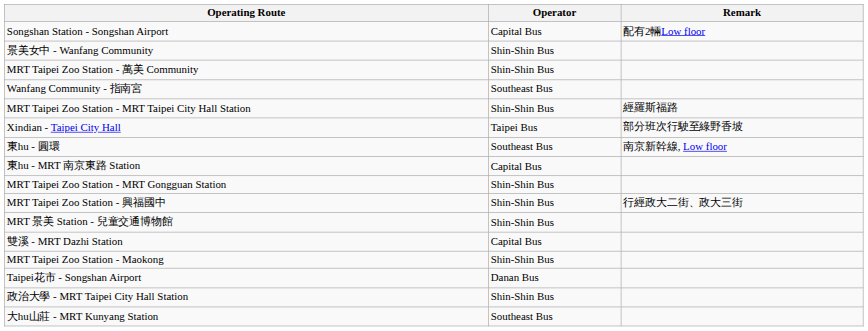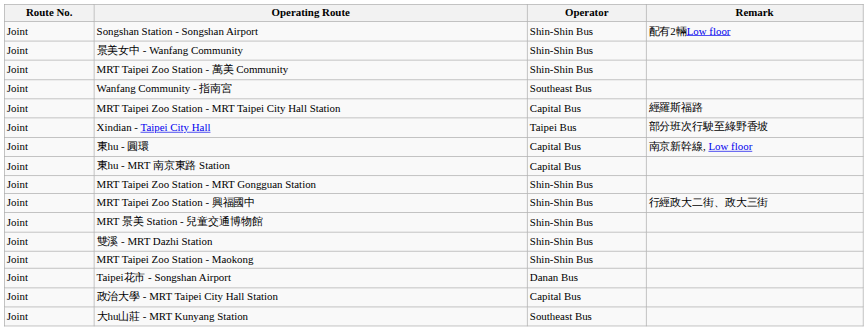+ column: (49, 13)
(516, 31) Capital Bus -> (561, 31) Shin-Shin Bus
(522, 108) Shin-Shin Bus -> (555, 108) Capital Bus
(522, 147) Southeast Bus -> (555, 147) Capital Bus
(516, 241) Capital Bus -> (561, 241) Shin-Shin Bus
(522, 297) Shin-Shin Bus -> (555, 297) Capital Bus
